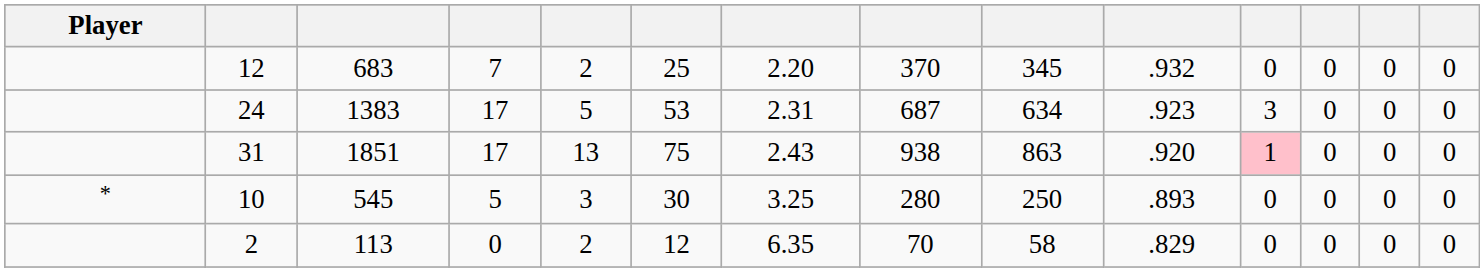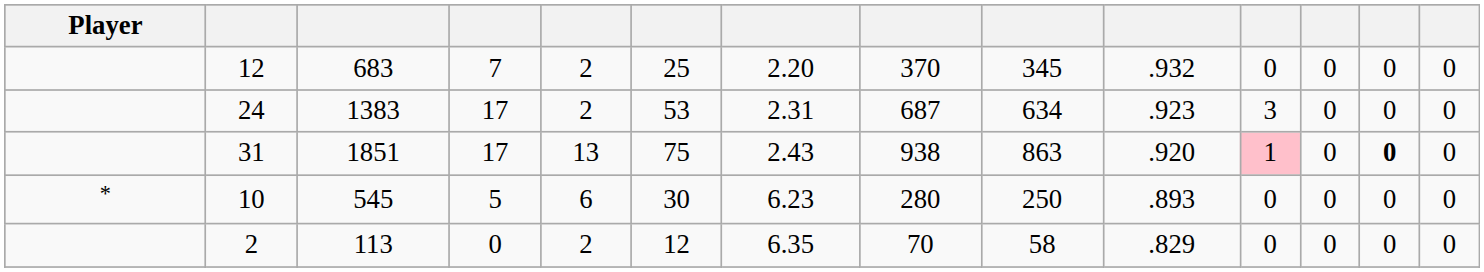(586, 110) 5 -> (586, 110) 2
(1390, 152) normal -> (1390, 152) bold
(586, 198) 3 -> (586, 198) 6
(791, 198) 3.25 -> (791, 198) 6.23
